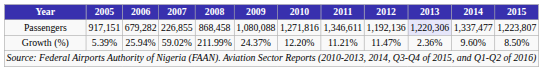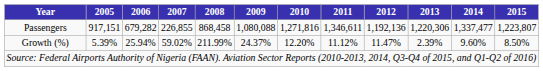(430, 27) lavender background -> (430, 27) no background
(343, 43) 11.21% -> (343, 43) 11.12%
(430, 43) 2.36% -> (430, 43) 2.39%
